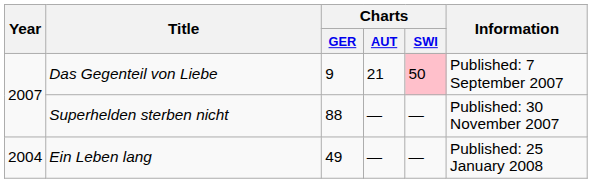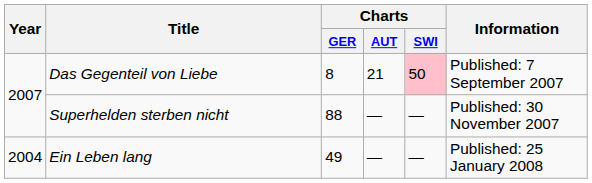(329, 74) 9 -> (329, 74) 8
